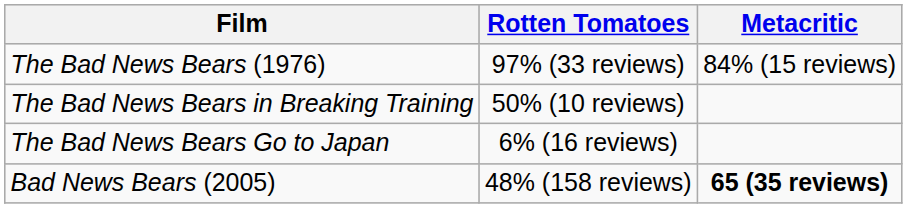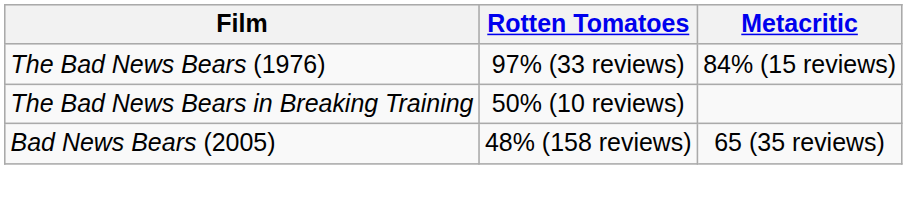- row: (200, 143)
(800, 182) bold -> (800, 143) normal
